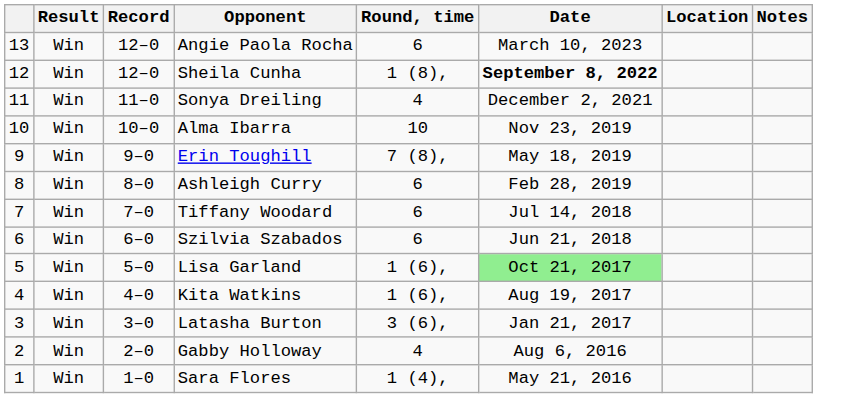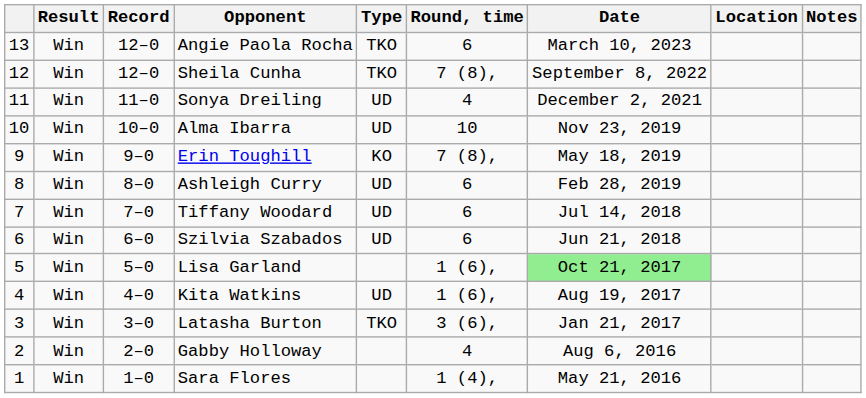+ column: (382, 19)
(418, 74) 1 (8), -> (467, 74) 7 (8),
(570, 74) bold -> (620, 74) normal
